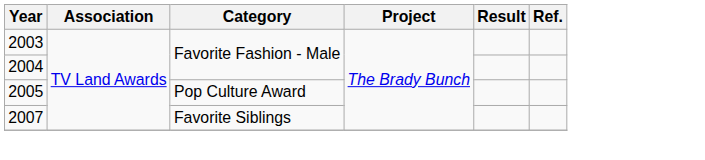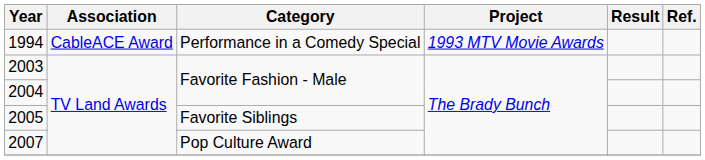+ row: (26, 42)
(240, 92) Pop Culture Award -> (239, 117) Favorite Siblings
(232, 117) Favorite Siblings -> (246, 142) Pop Culture Award
